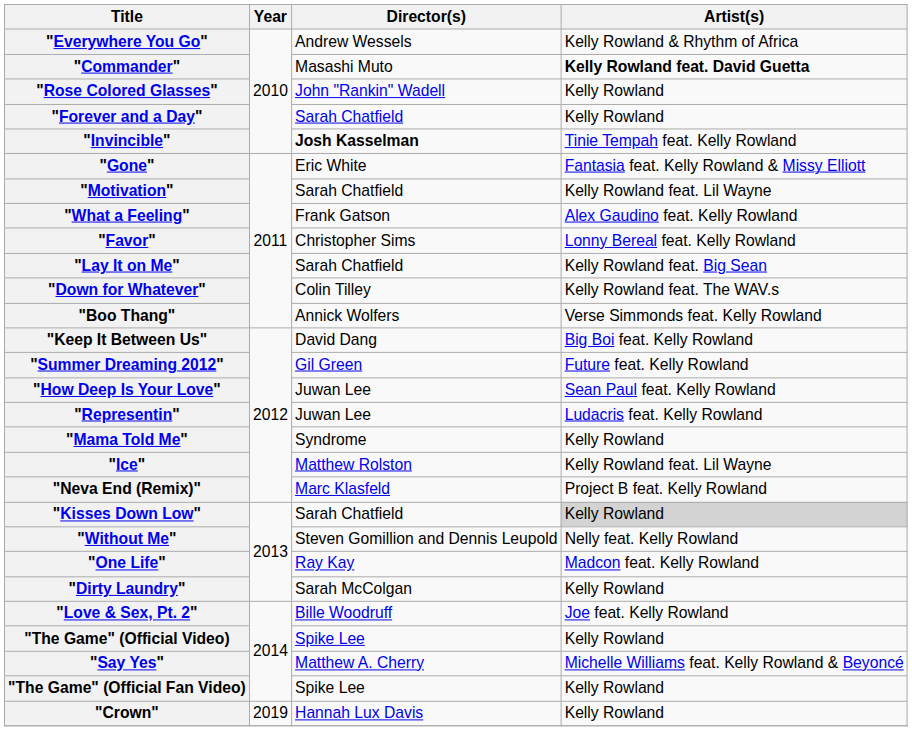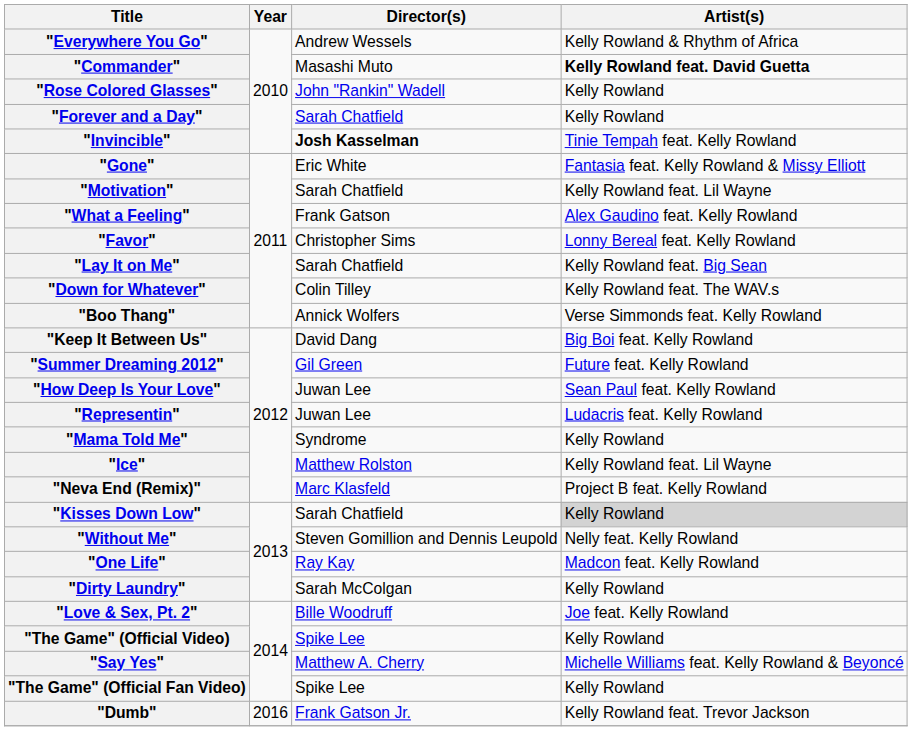+ row: (127, 713)
- row: (127, 713)
